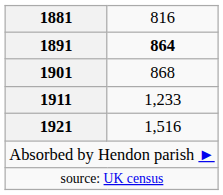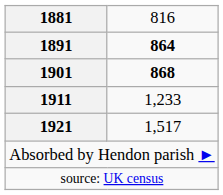(163, 72) normal -> (163, 72) bold
(163, 127) 1,516 -> (163, 127) 1,517
